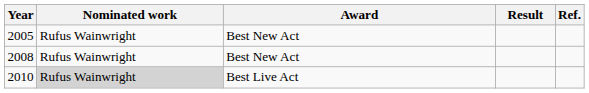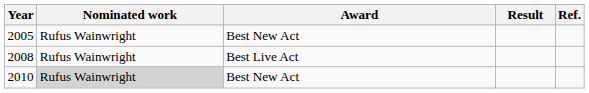(263, 56) Best New Act -> (262, 56) Best Live Act
(262, 77) Best Live Act -> (263, 77) Best New Act
